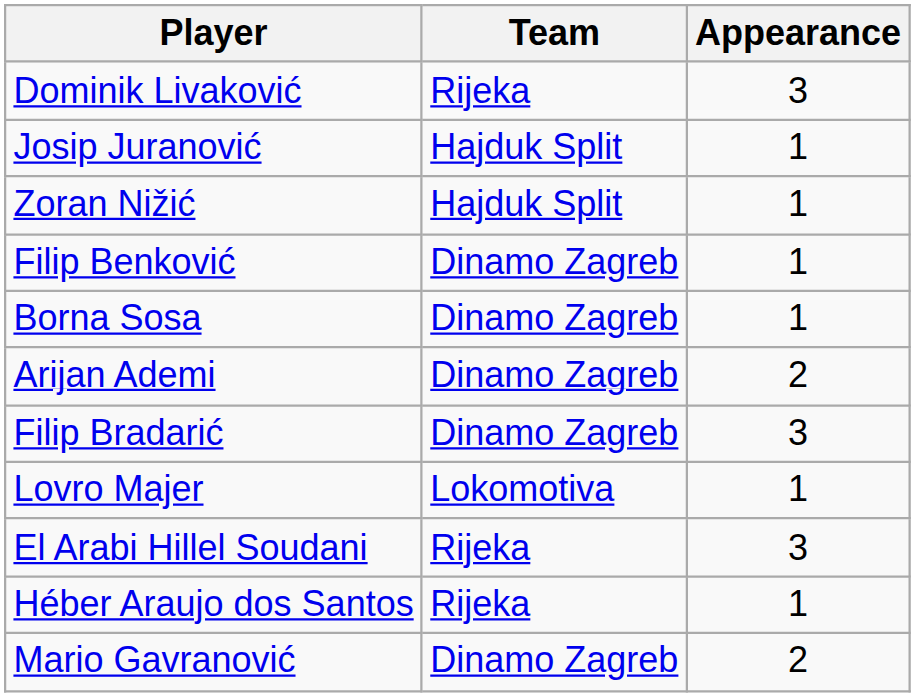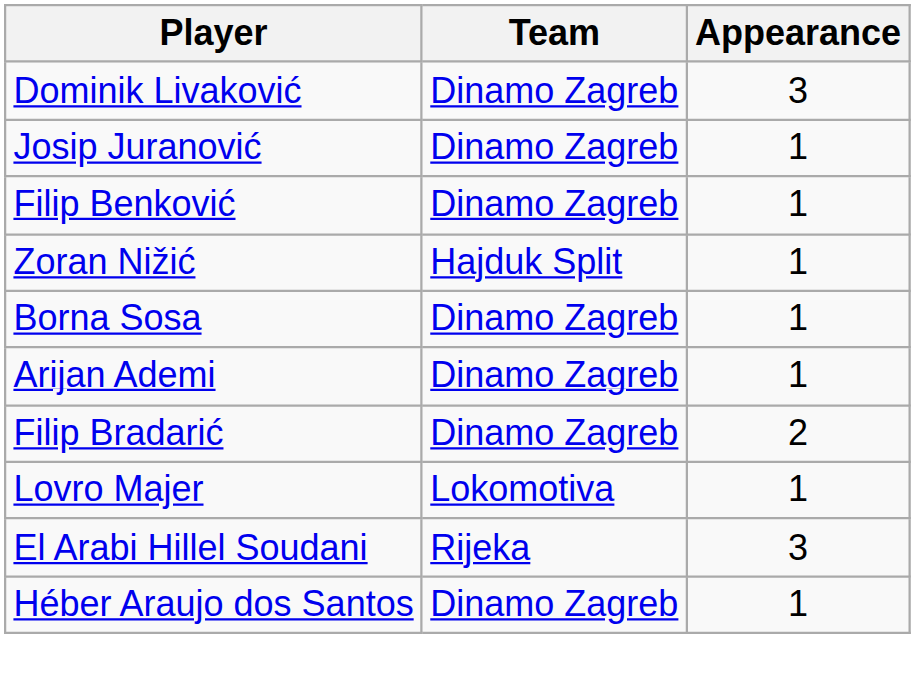(480, 90) Rijeka -> (554, 90) Dinamo Zagreb
(526, 147) Hajduk Split -> (554, 147) Dinamo Zagreb
rows swapped: (104, 204) <-> (124, 261)
(798, 375) 2 -> (798, 375) 1
(798, 432) 3 -> (798, 432) 2
(480, 603) Rijeka -> (554, 603) Dinamo Zagreb
- row: (154, 661)
